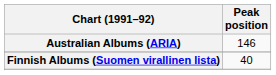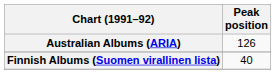(247, 43) 146 -> (247, 43) 126
